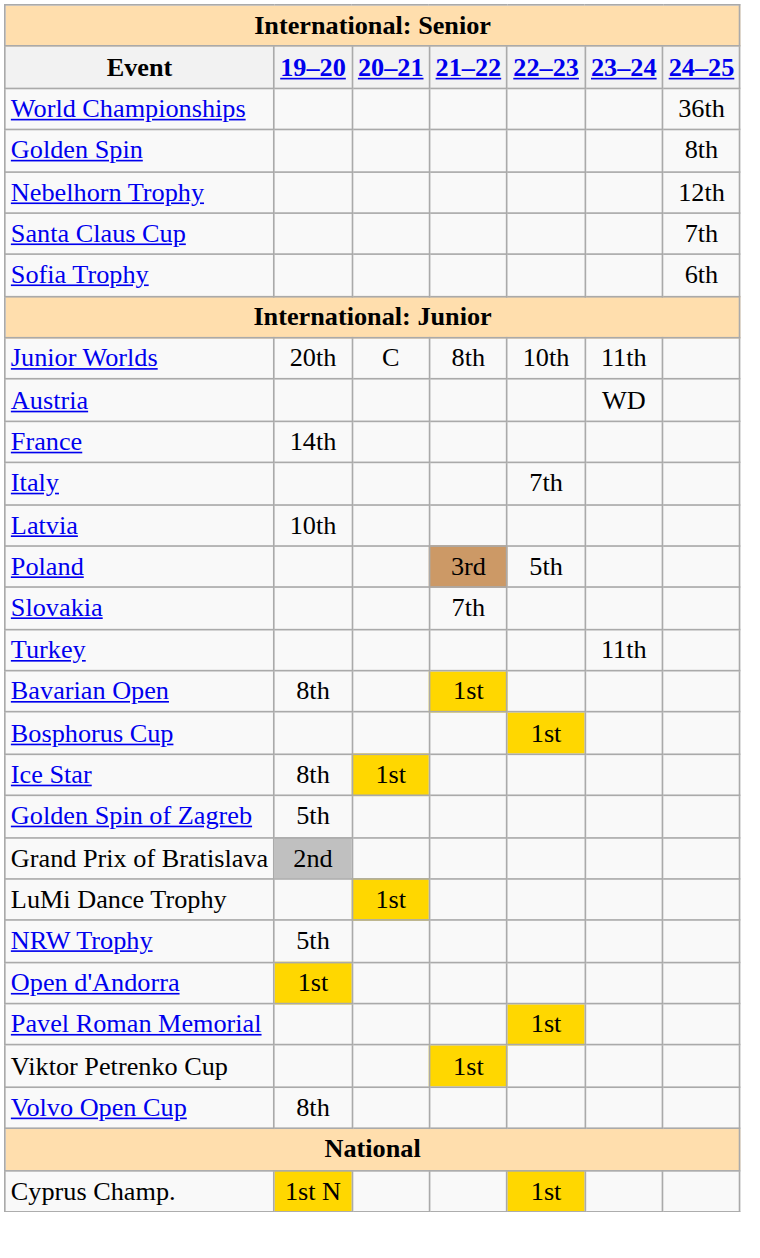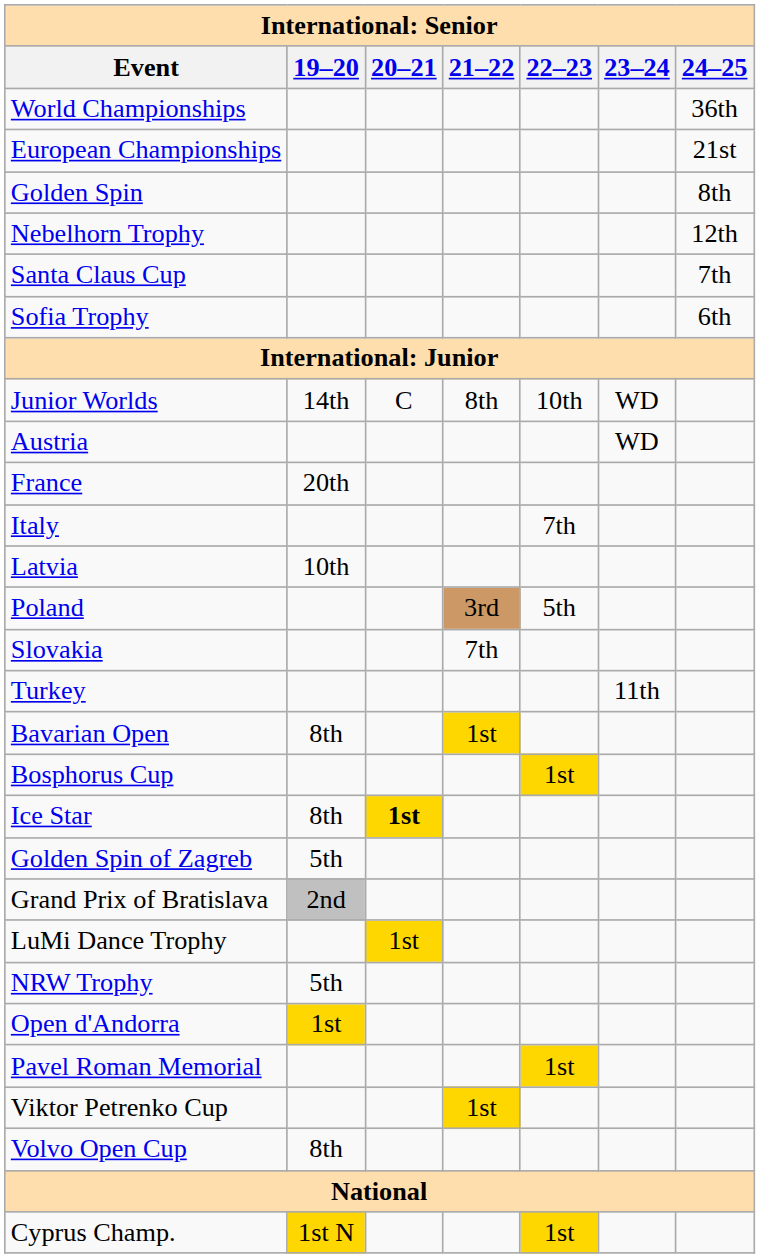+ row: (146, 150)
(313, 358) 20th -> (326, 399) 14th
(624, 358) 11th -> (637, 399) WD
(313, 441) 14th -> (326, 483) 20th
(391, 774) normal -> (404, 815) bold
